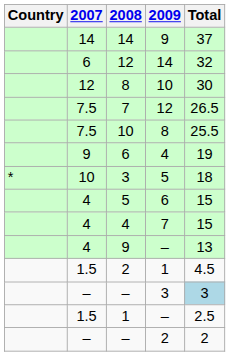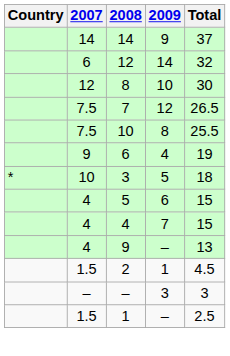(204, 293) lightblue background -> (204, 293) no background
- row: (126, 339)
